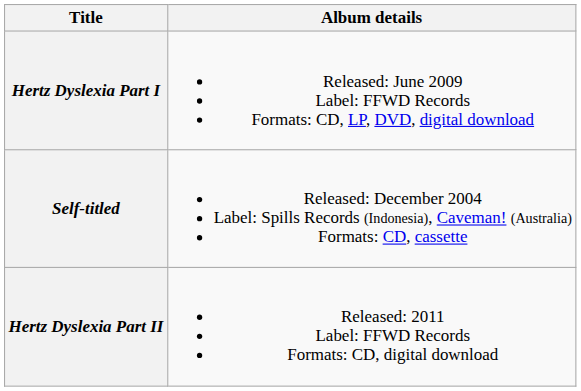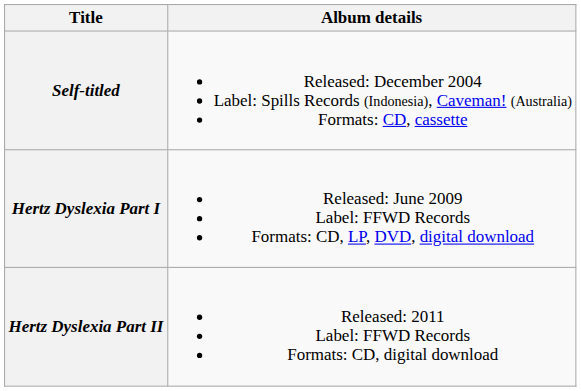rows swapped: (86, 208) <-> (86, 90)
